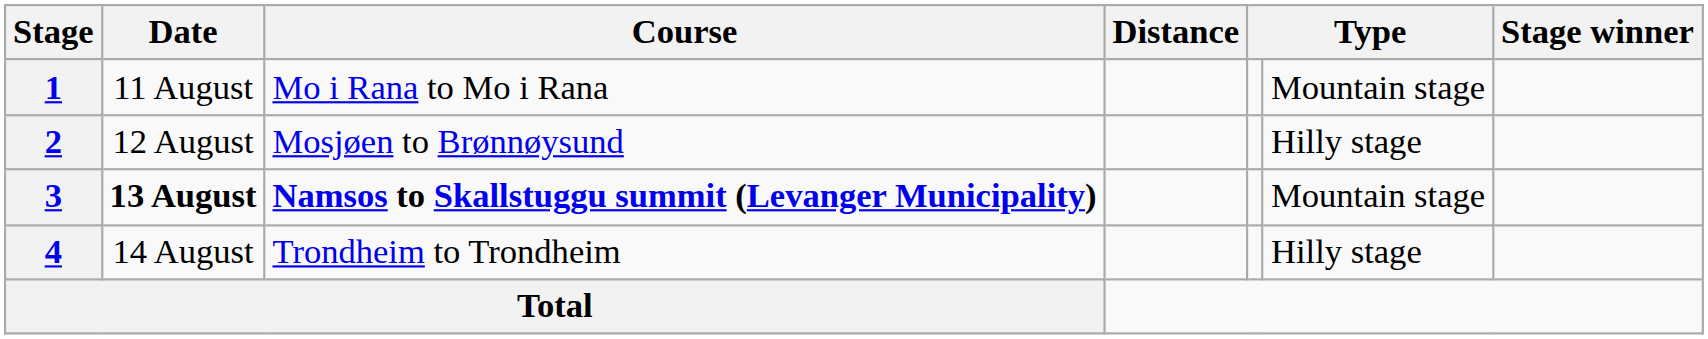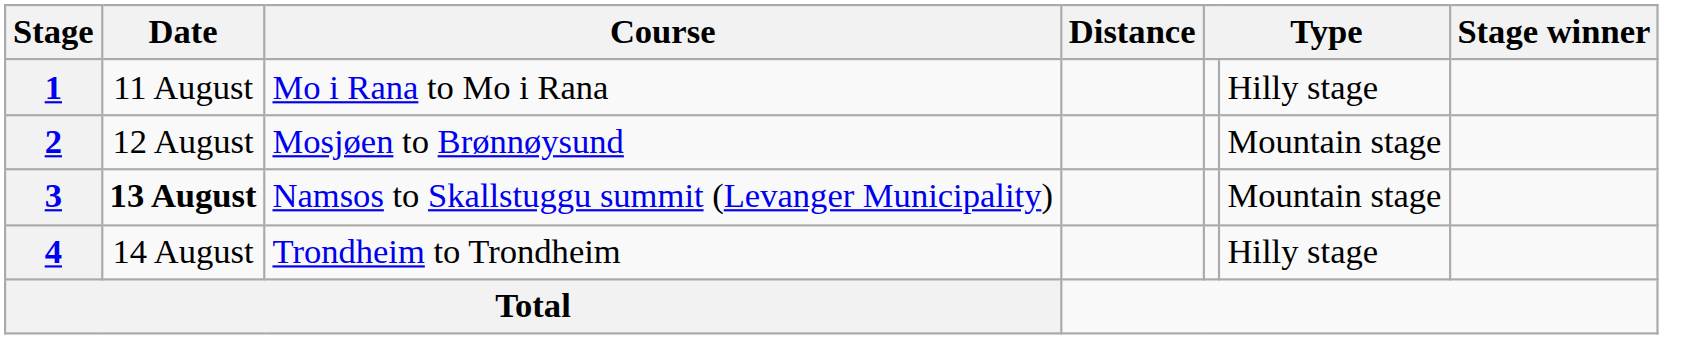(1378, 86) Mountain stage -> (1303, 86) Hilly stage
(1346, 141) Hilly stage -> (1334, 141) Mountain stage
(685, 196) bold -> (663, 196) normal
